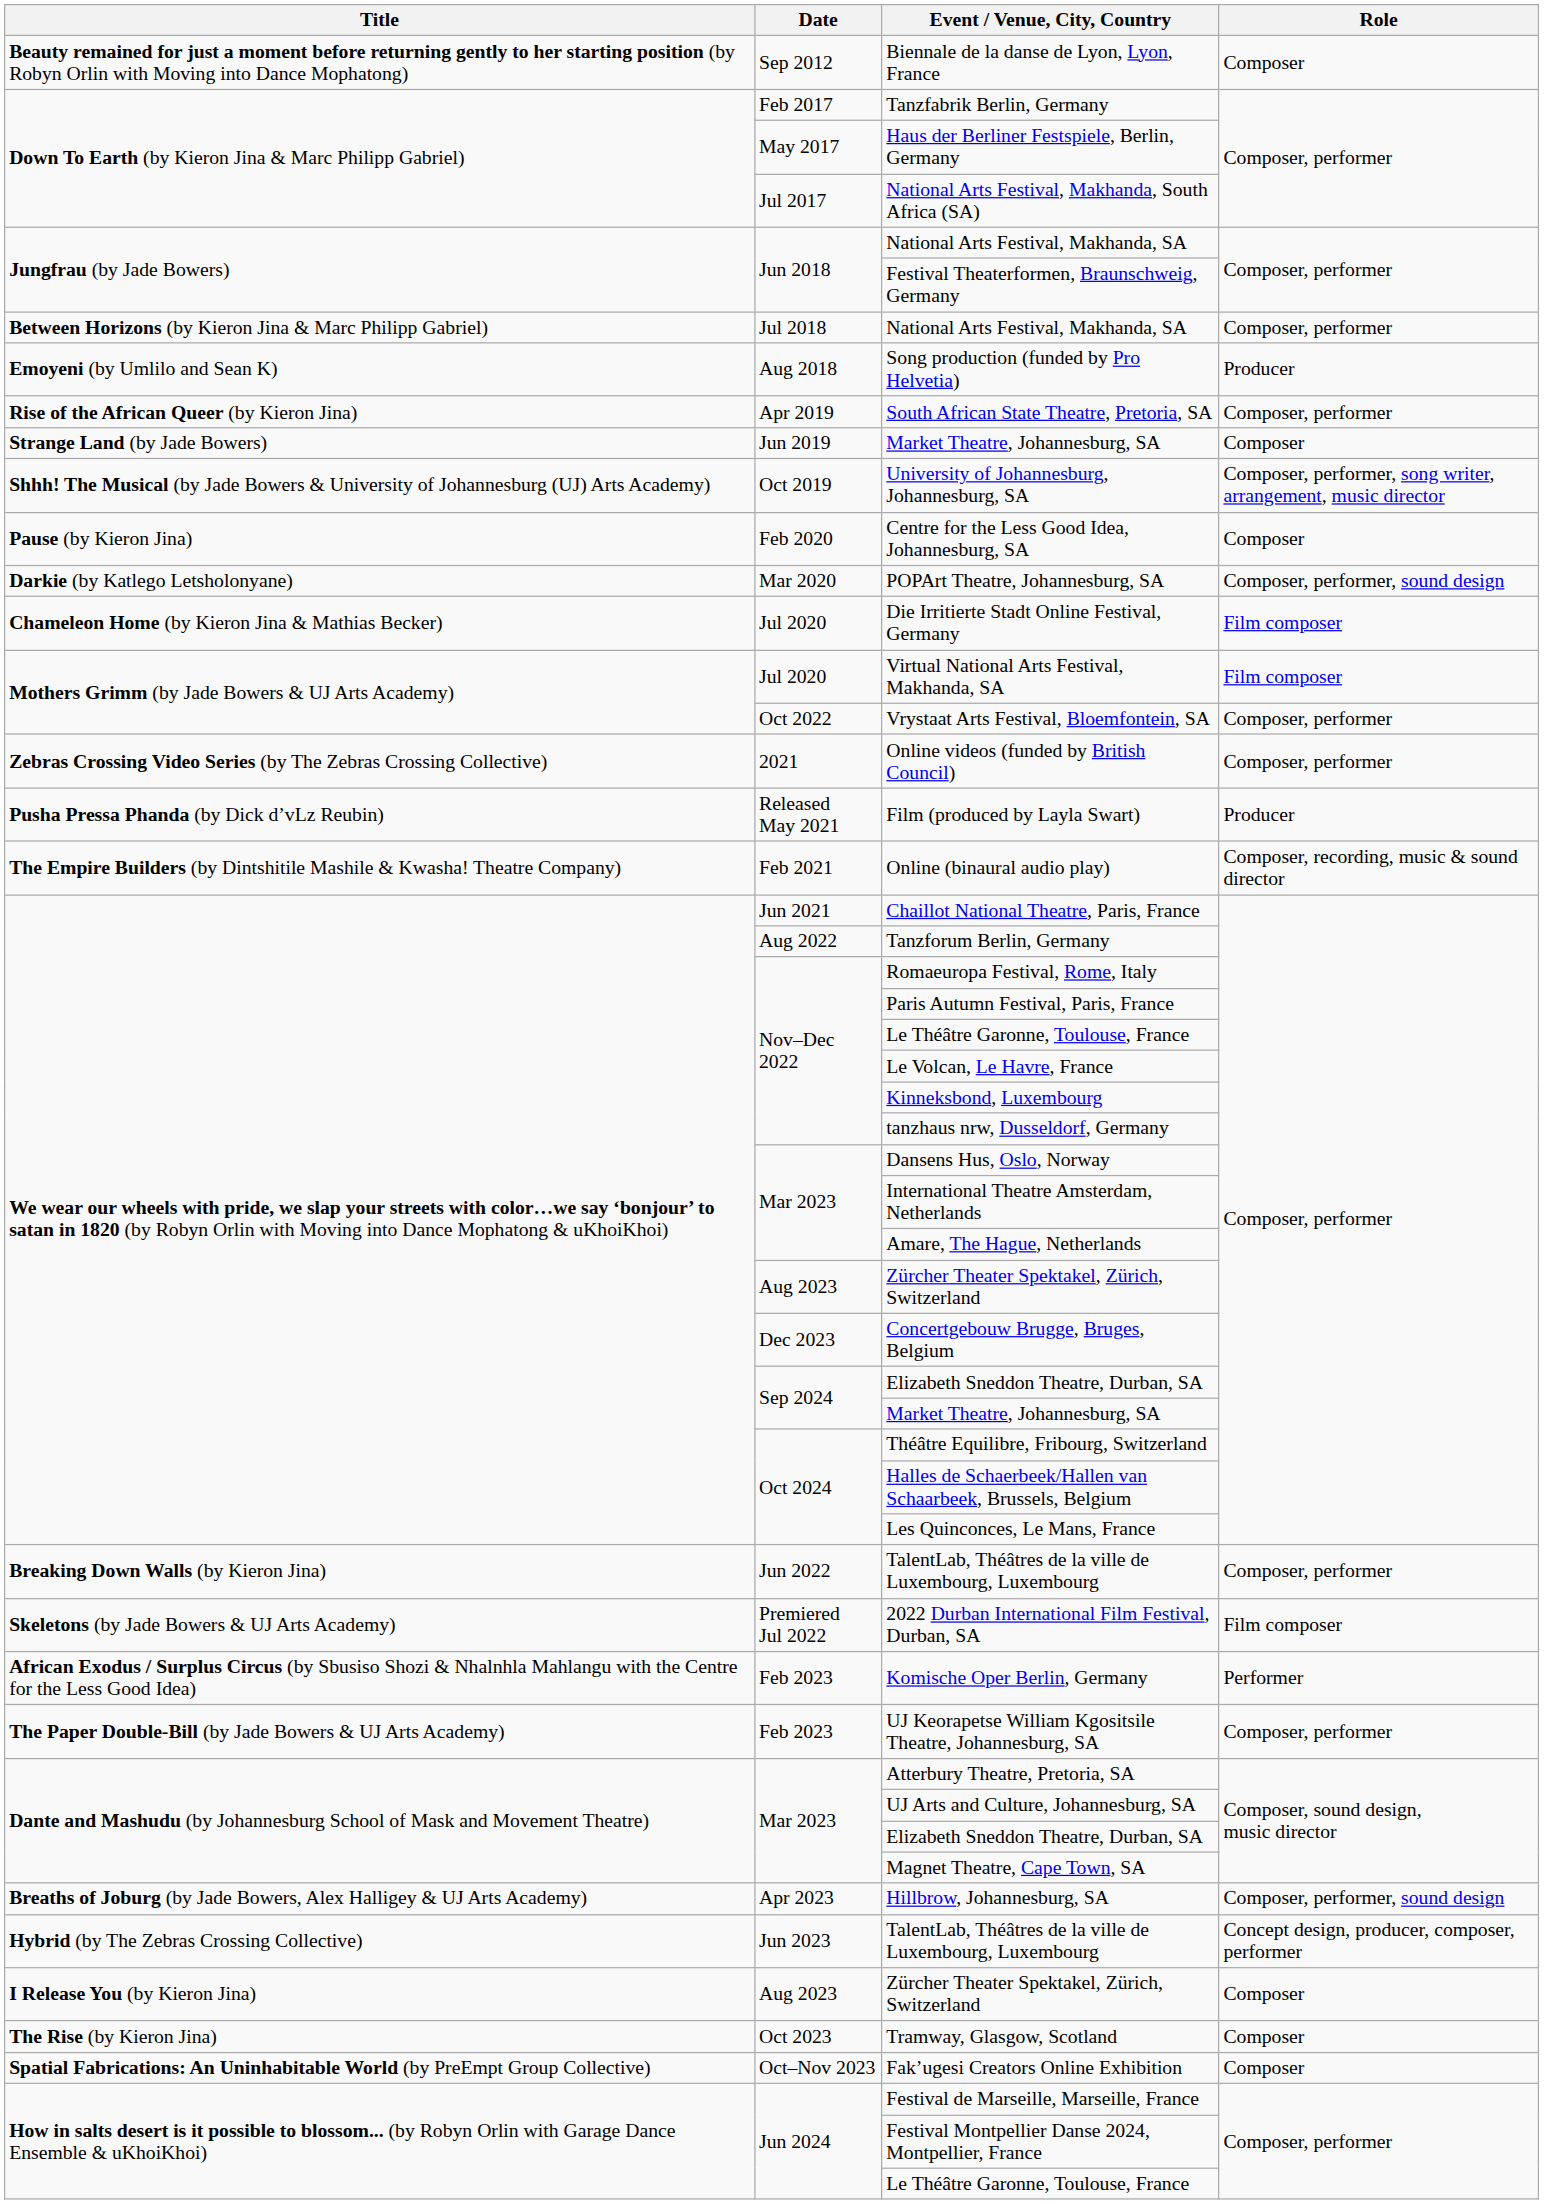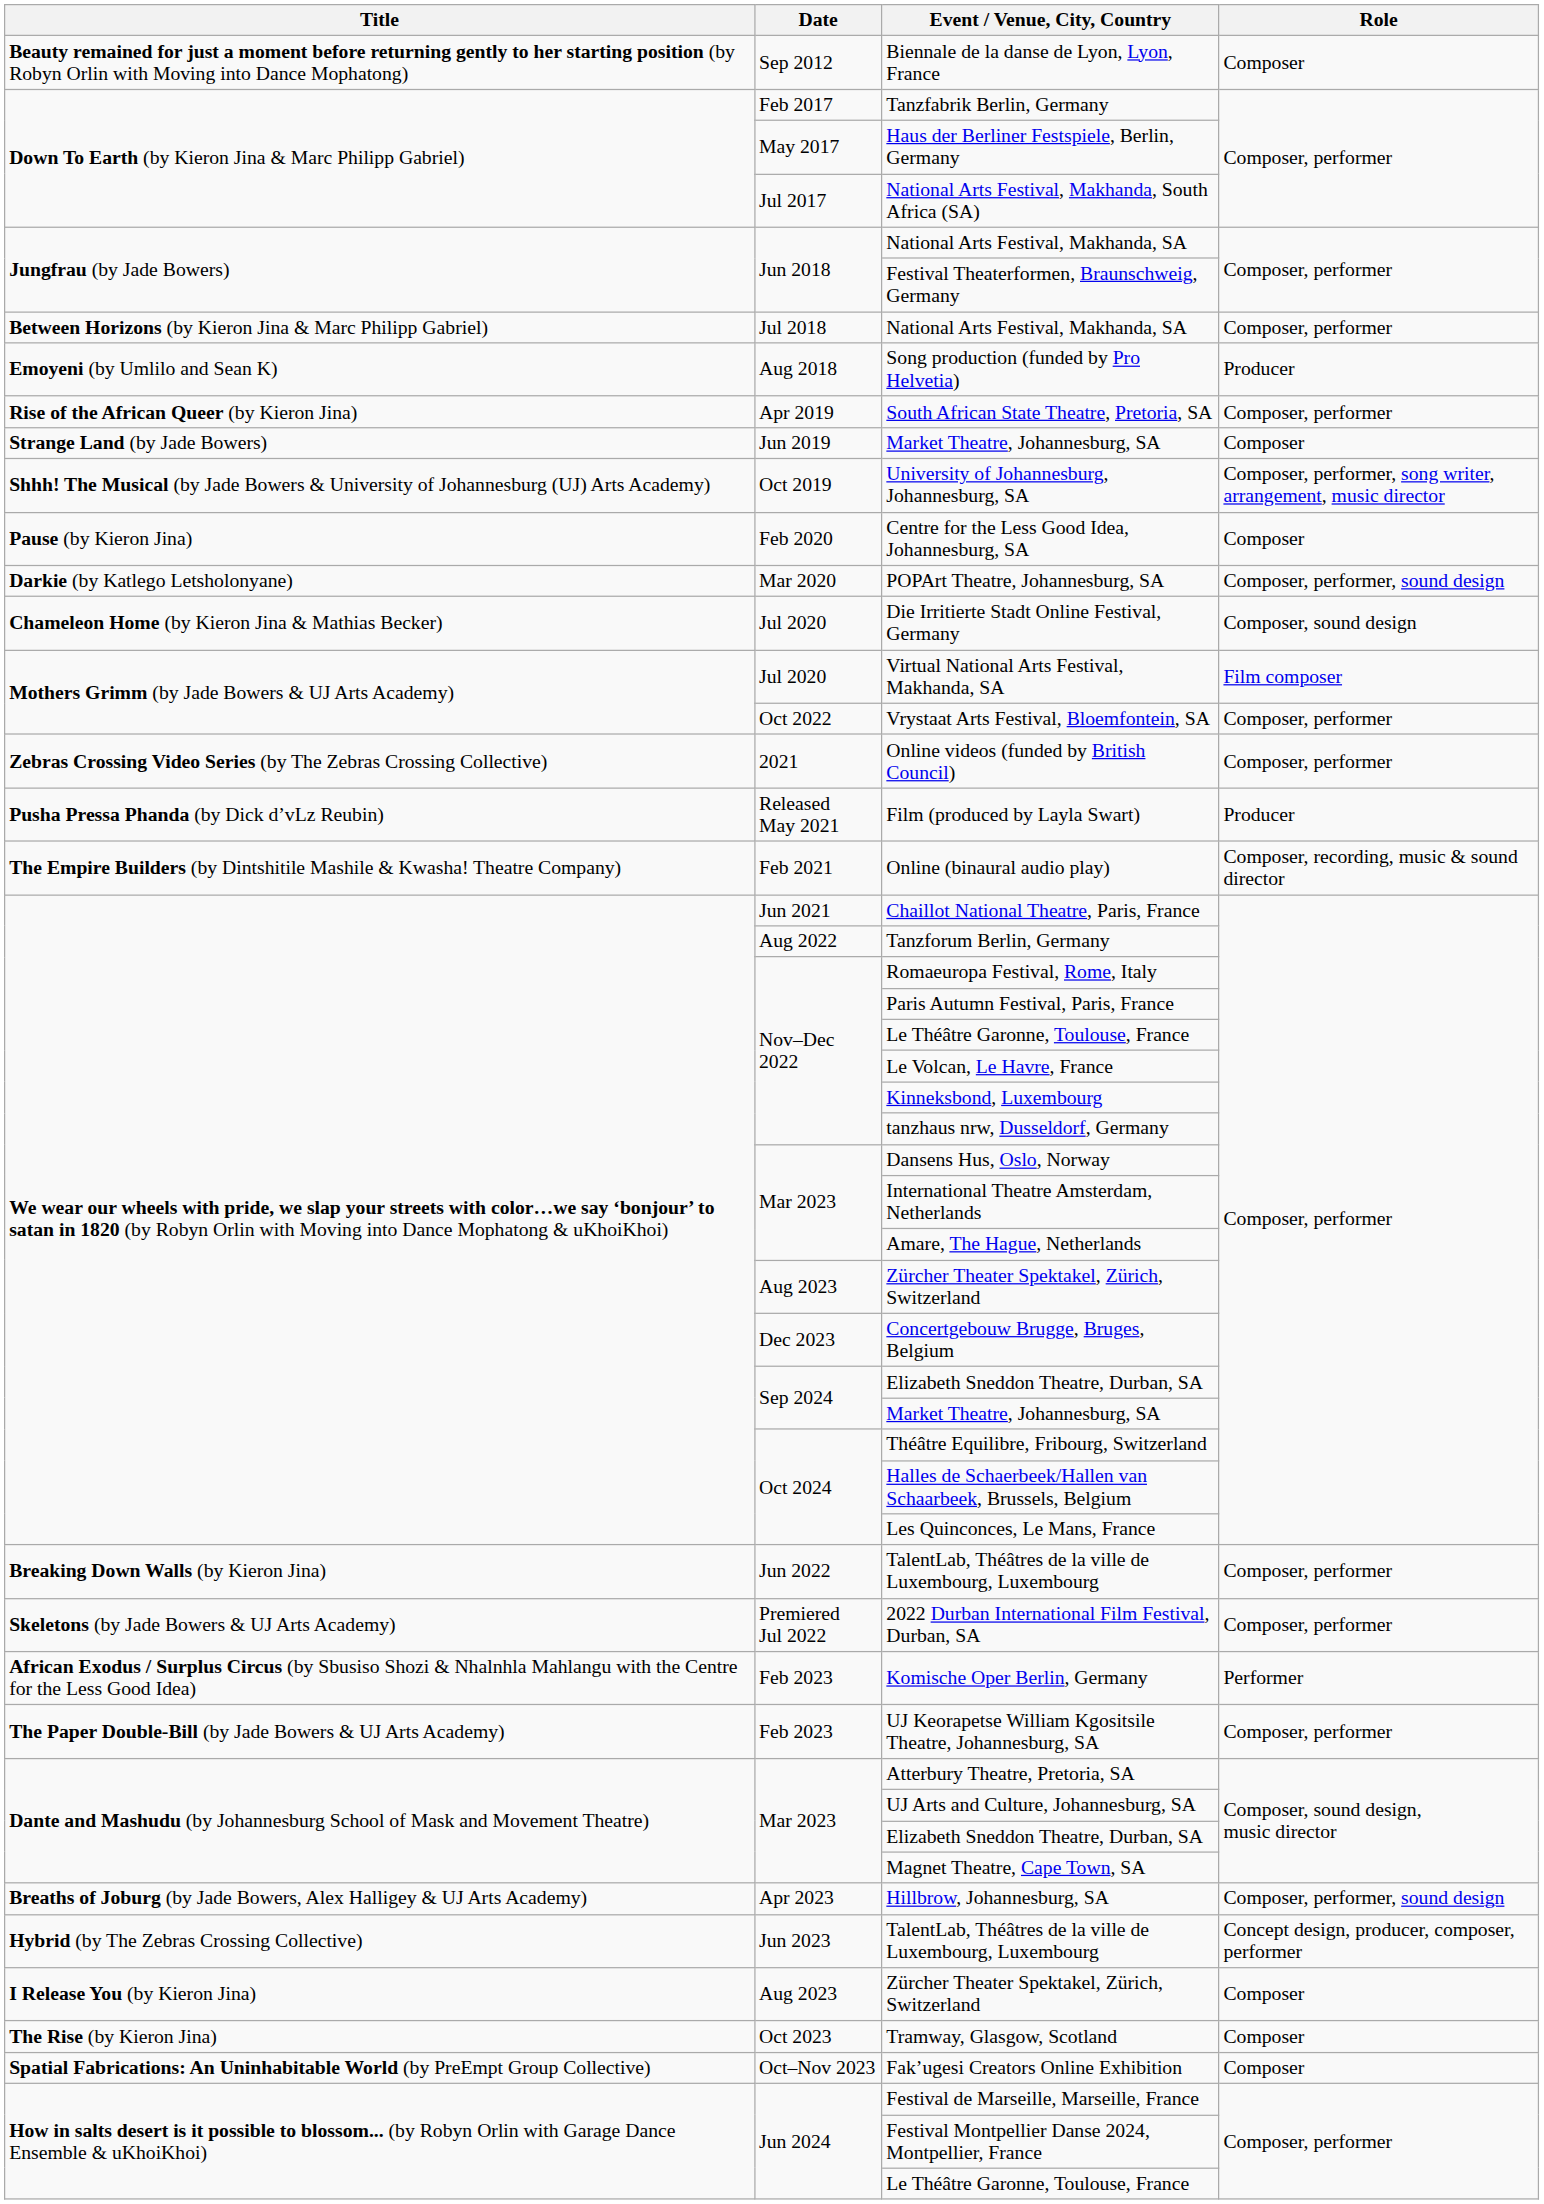(1283, 623) Film composer -> (1320, 623) Composer, sound design
(1283, 1624) Film composer -> (1308, 1624) Composer, performer
